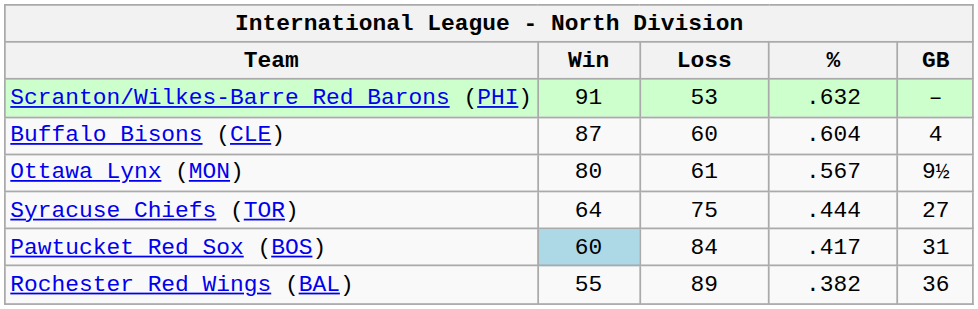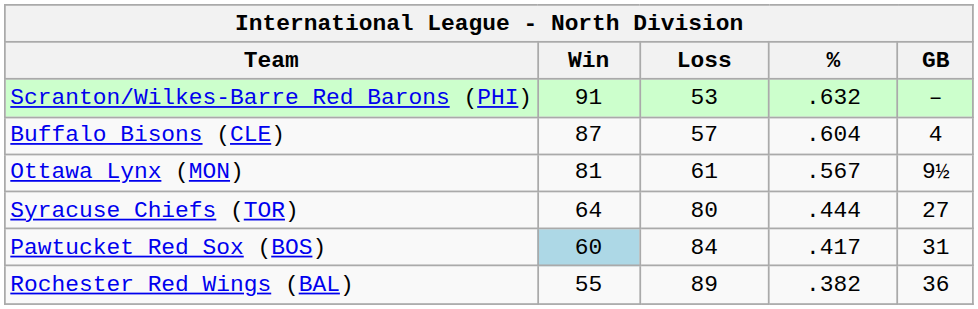(704, 135) 60 -> (704, 135) 57
(589, 173) 80 -> (589, 173) 81
(704, 210) 75 -> (704, 210) 80
